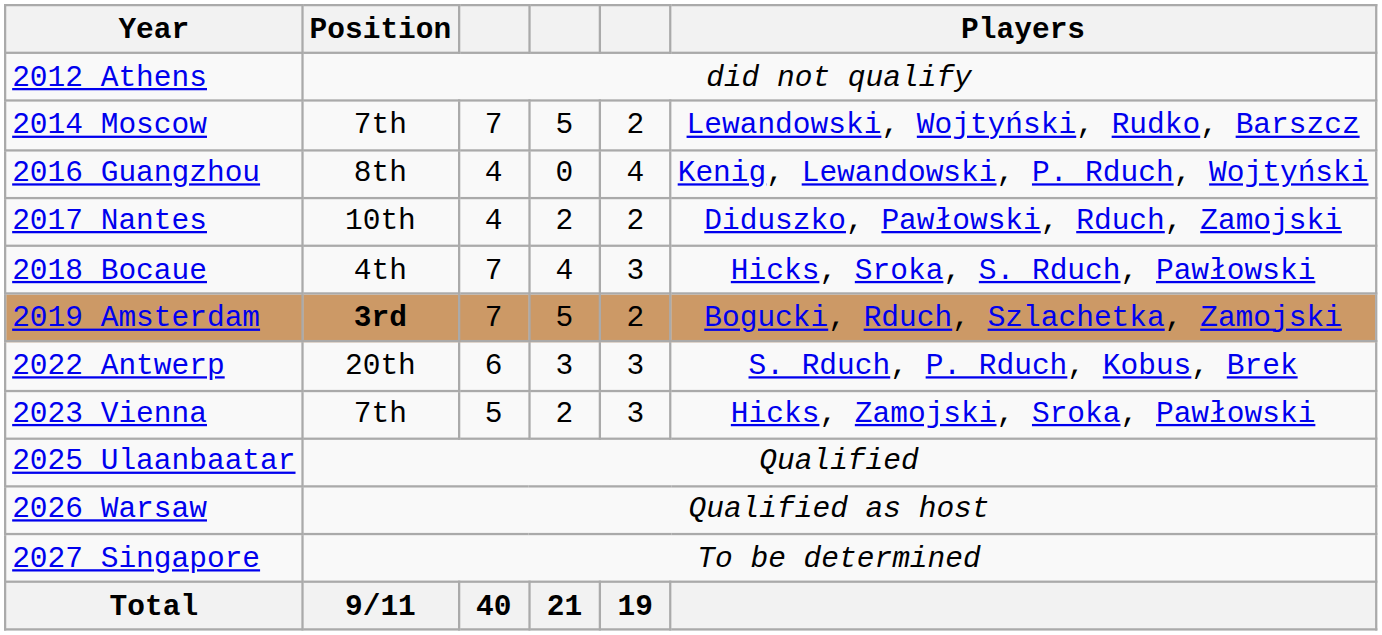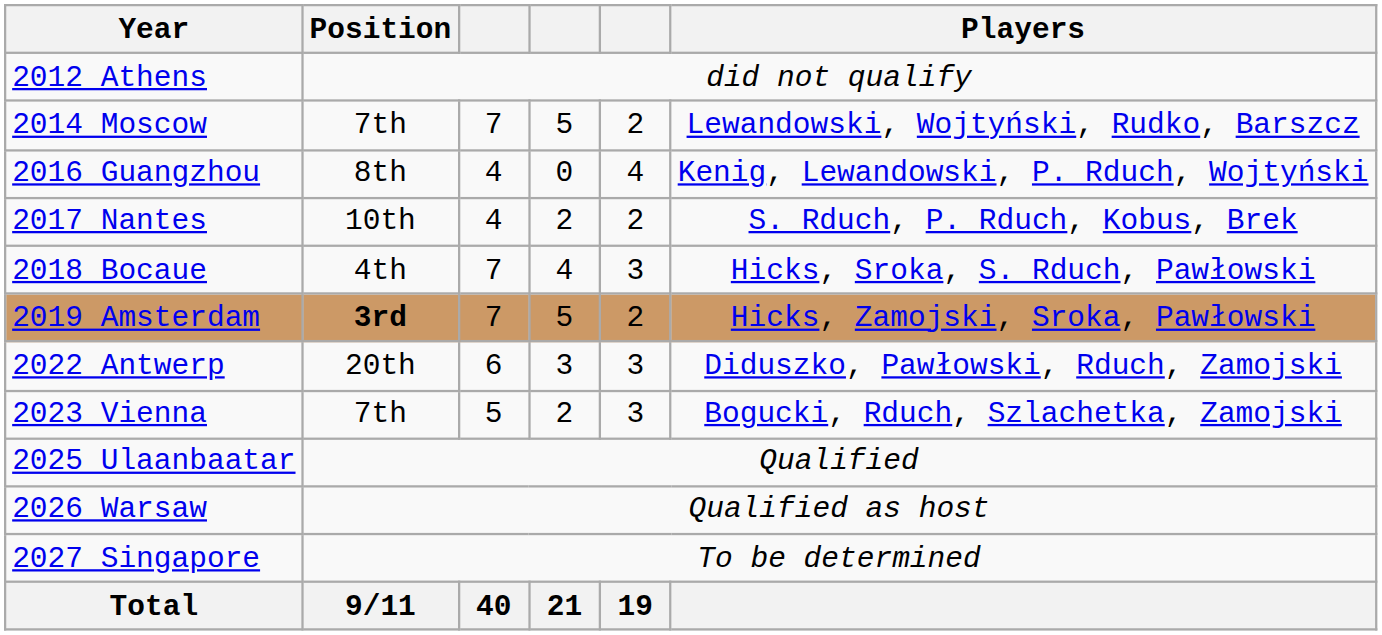(1023, 222) Diduszko, Pawłowski, Rduch, Zamojski -> (1023, 222) S. Rduch, P. Rduch, Kobus, Brek
(1023, 318) Bogucki, Rduch, Szlachetka, Zamojski -> (1023, 318) Hicks, Zamojski, Sroka, Pawłowski
(1023, 366) S. Rduch, P. Rduch, Kobus, Brek -> (1023, 366) Diduszko, Pawłowski, Rduch, Zamojski
(1023, 414) Hicks, Zamojski, Sroka, Pawłowski -> (1023, 414) Bogucki, Rduch, Szlachetka, Zamojski
